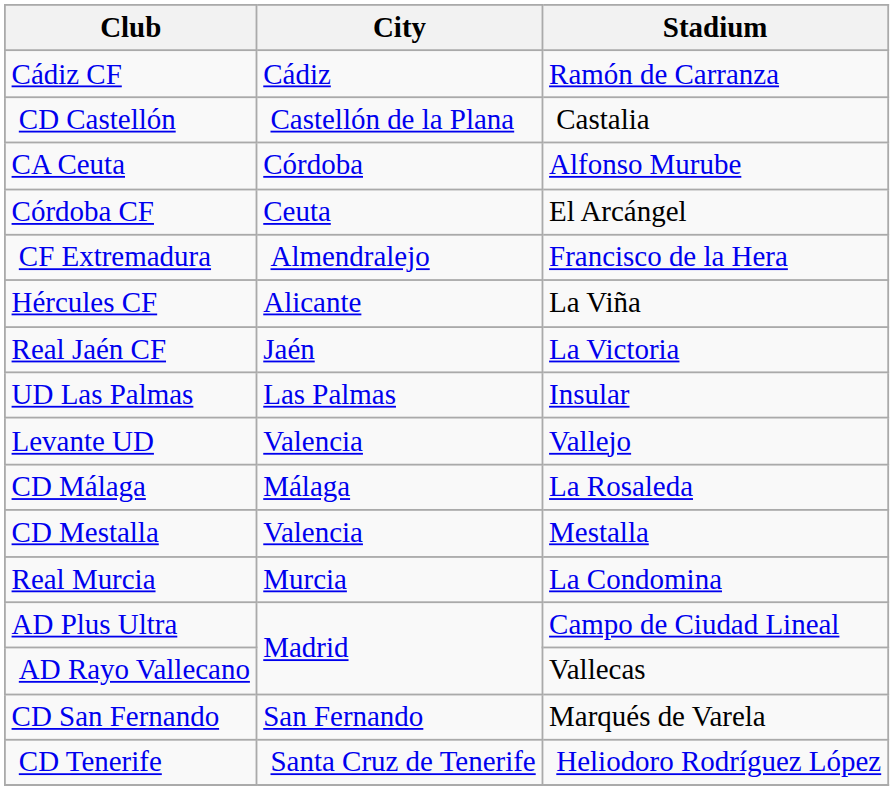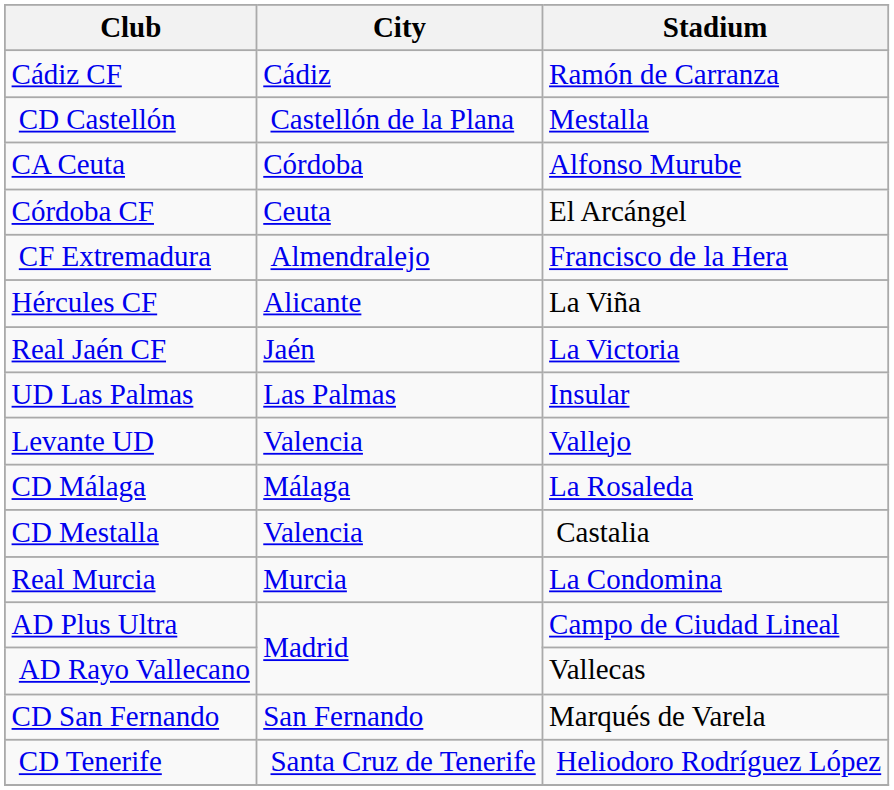(599, 119) Castalia -> (599, 119) Mestalla
(599, 532) Mestalla -> (599, 532) Castalia
